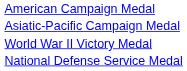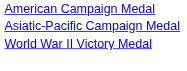- row: (94, 60)
